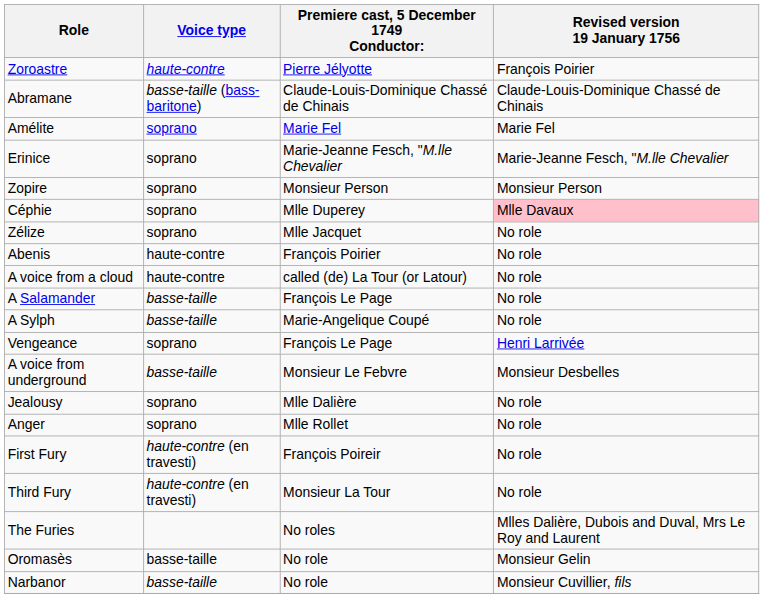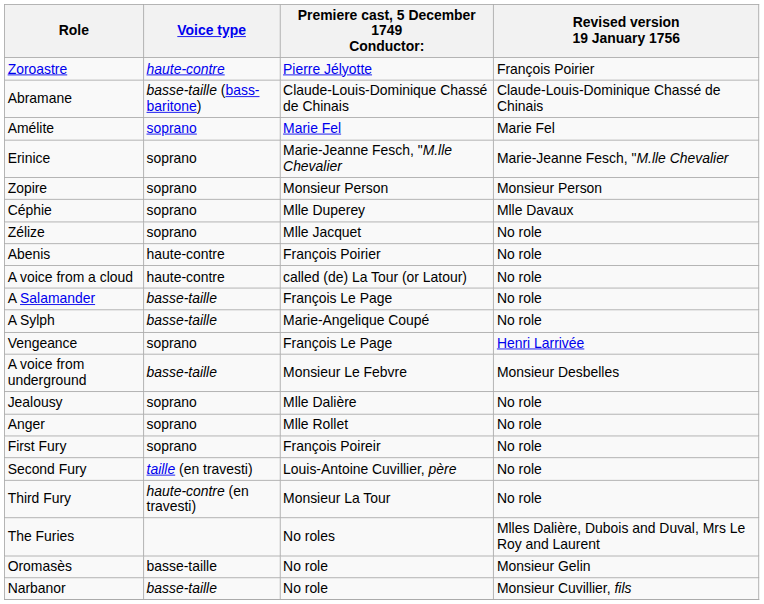(535, 210) pink background -> (535, 210) no background
(198, 454) haute-contre (en travesti) -> (172, 447) soprano
+ row: (47, 469)
